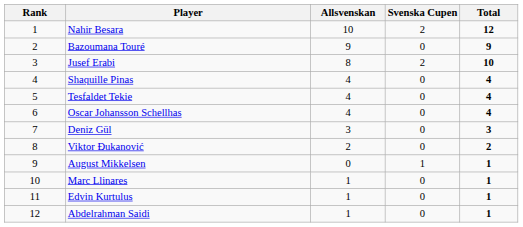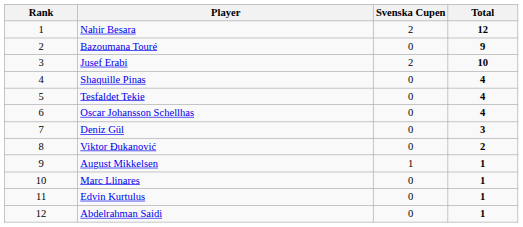- column: (348, 12)
